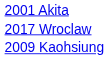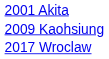rows swapped: (54, 48) <-> (48, 29)
